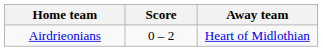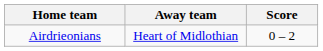columns swapped: (161, 14) <-> (257, 14)
